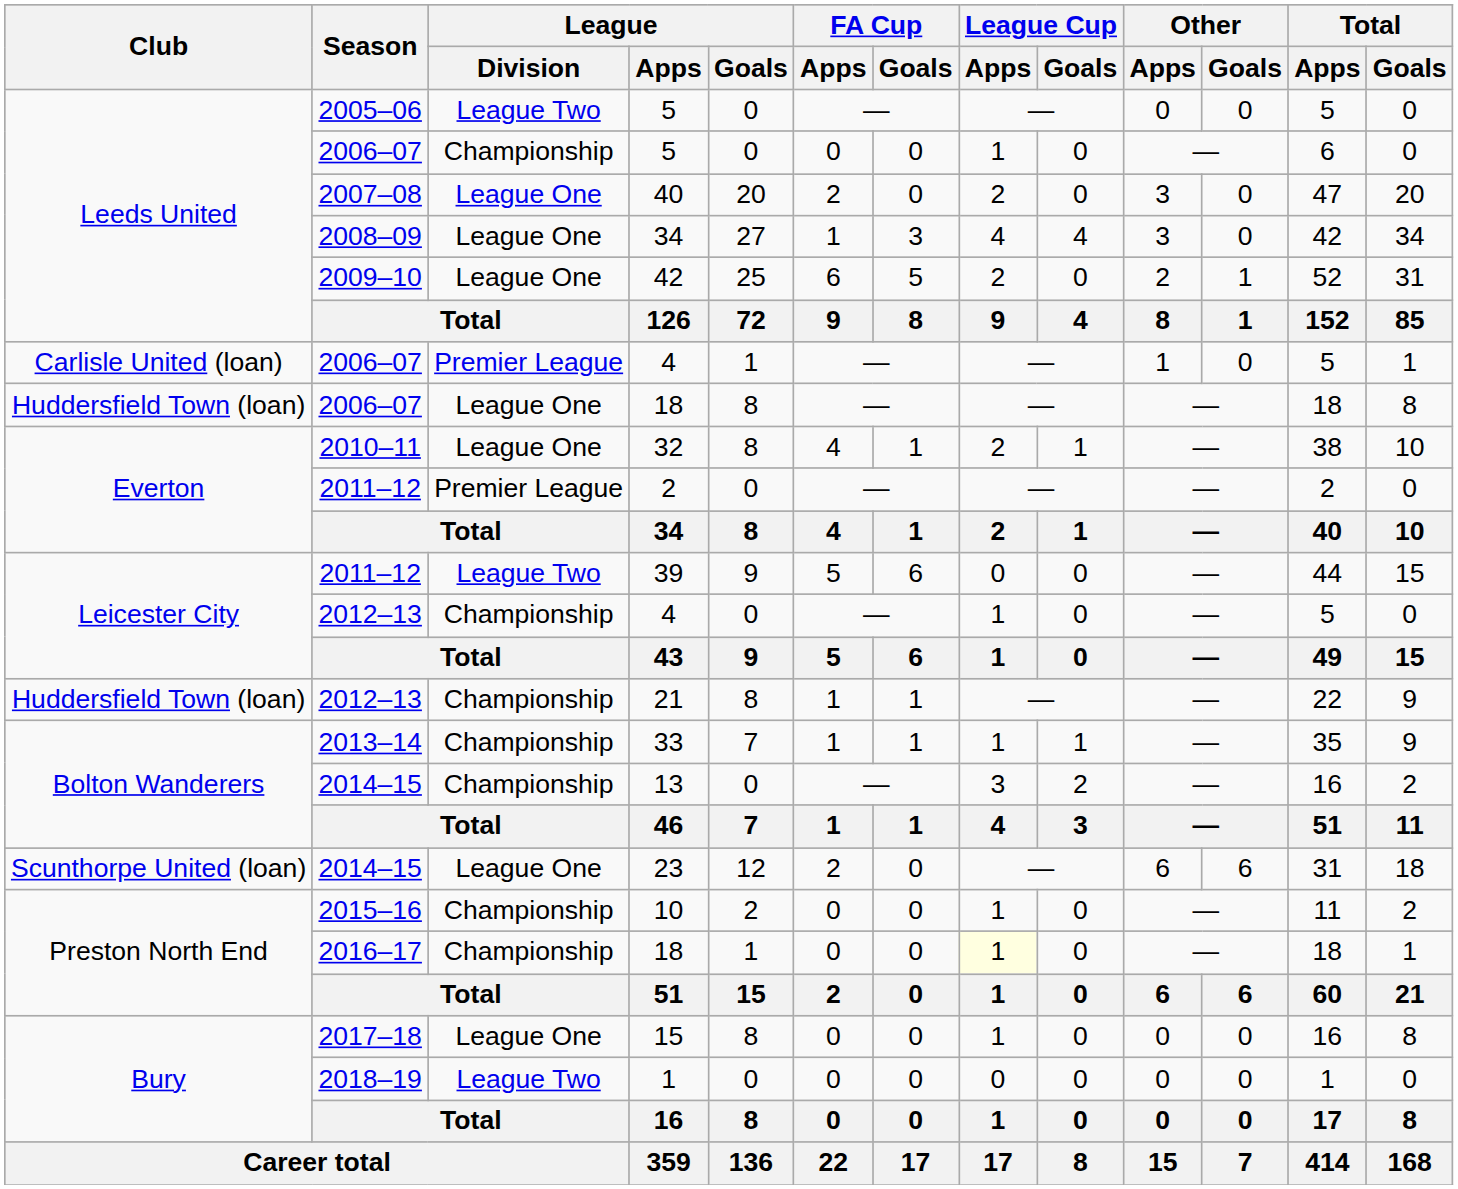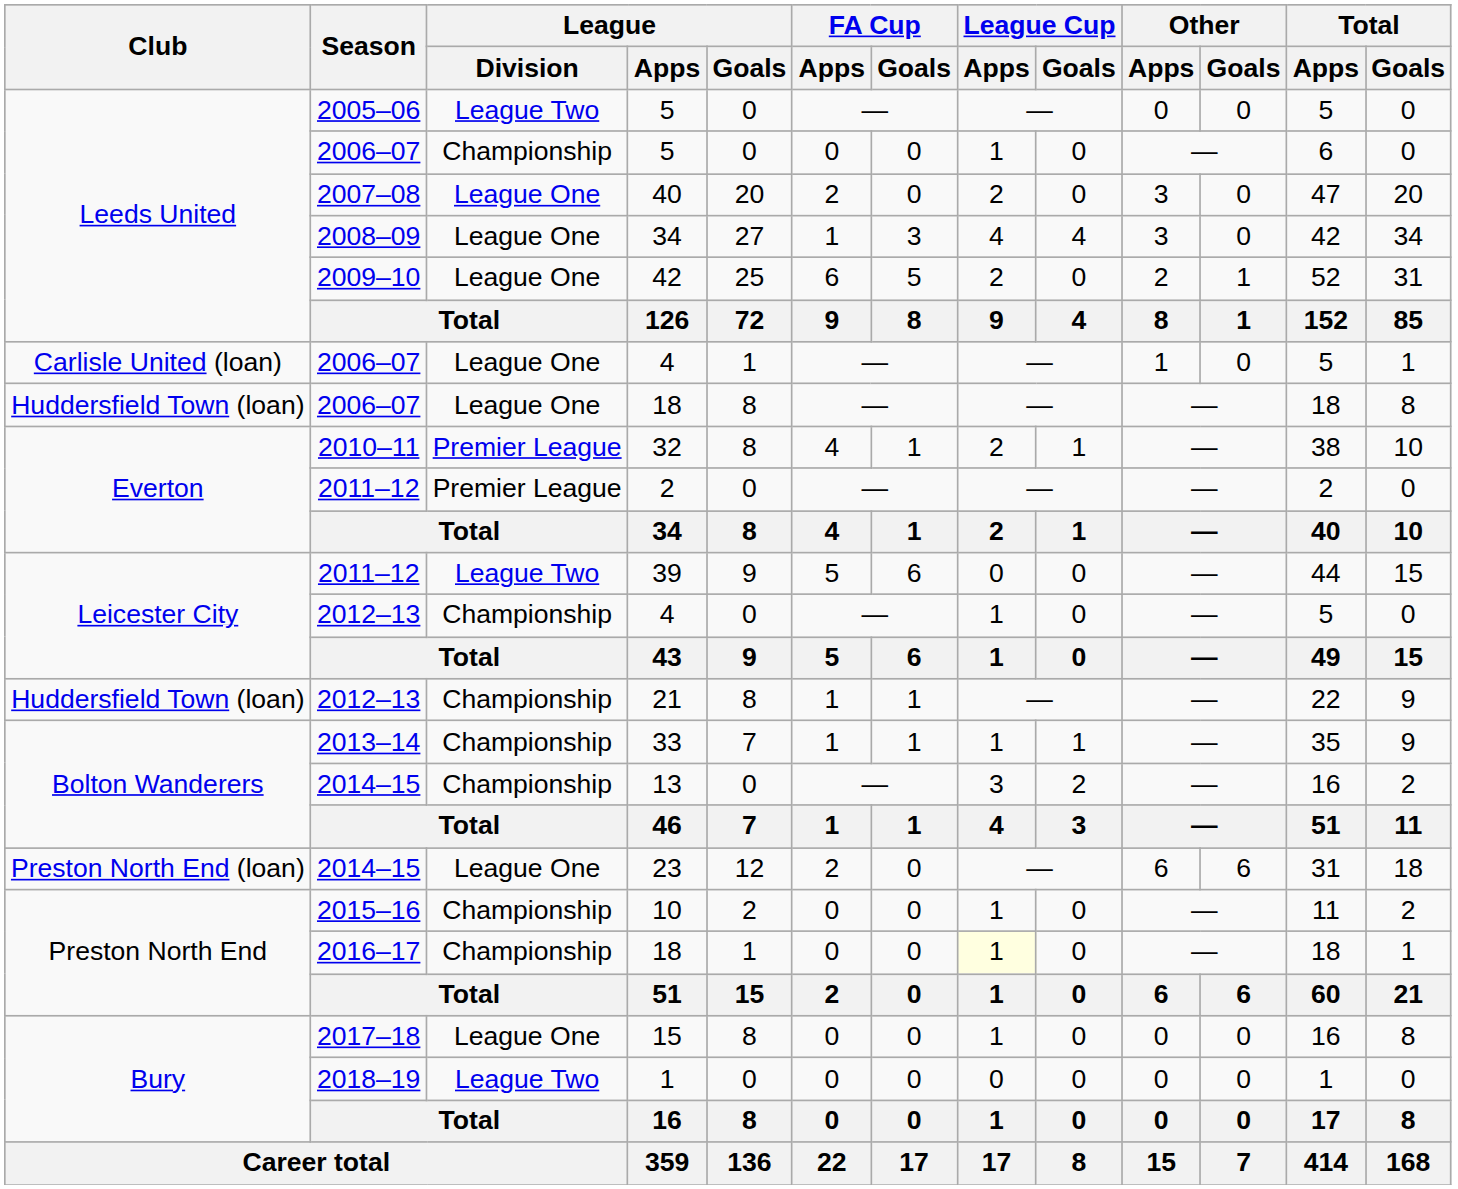(529, 362) Premier League -> (527, 362) League One
(529, 446) League One -> (527, 446) Premier League
(159, 868) Scunthorpe United (loan) -> (158, 868) Preston North End (loan)
